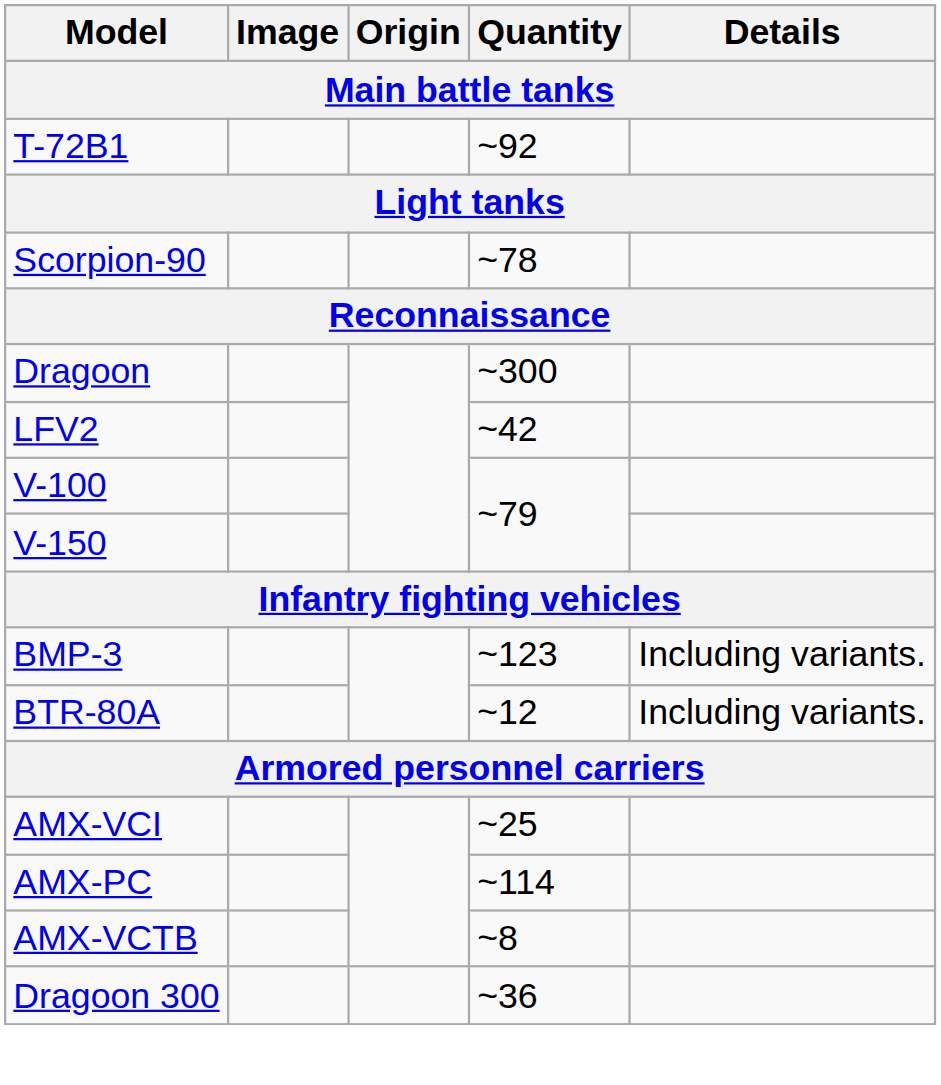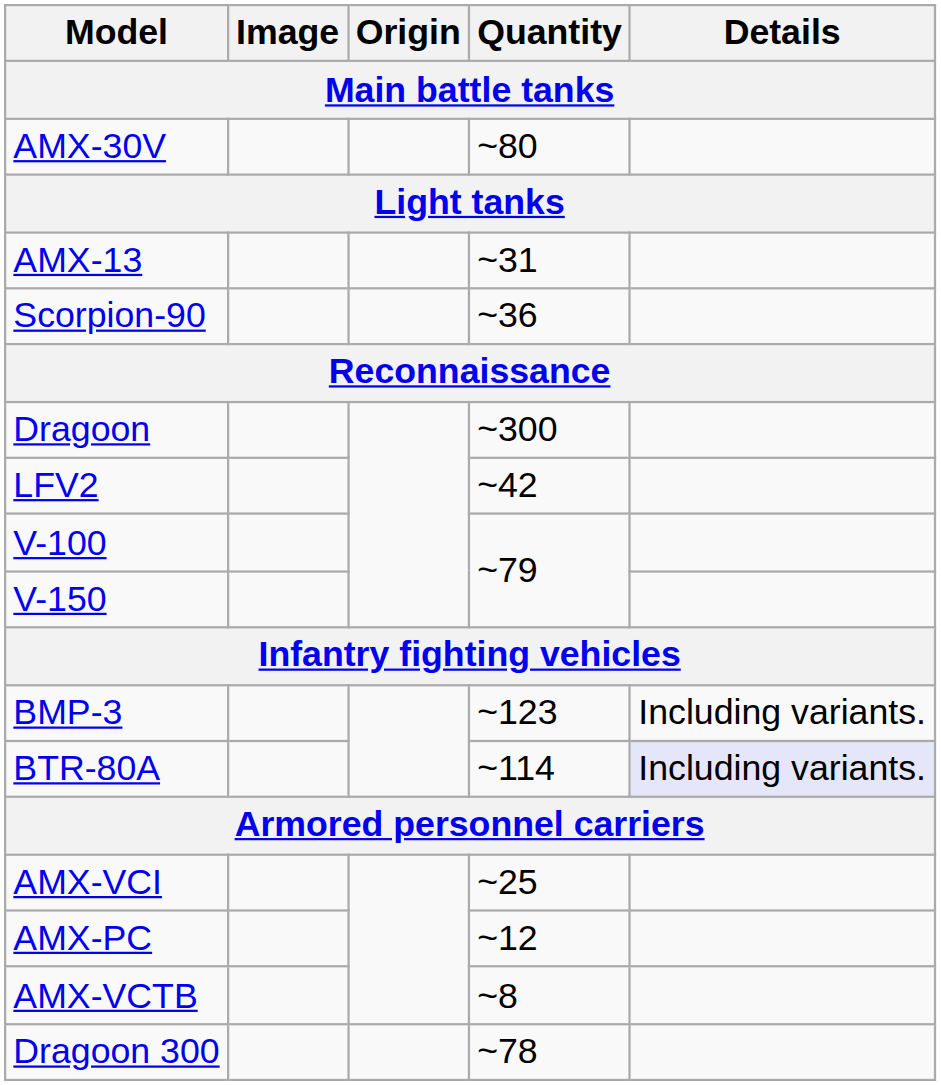+ row: (90, 145)
- row: (71, 145)
+ row: (78, 259)
(507, 259) ~78 -> (507, 315) ~36
(507, 711) ~12 -> (516, 768) ~114
(782, 711) no background -> (782, 768) lavender background
(516, 881) ~114 -> (507, 938) ~12
(507, 994) ~36 -> (507, 1051) ~78
